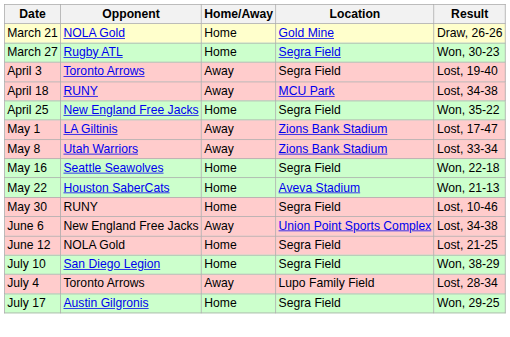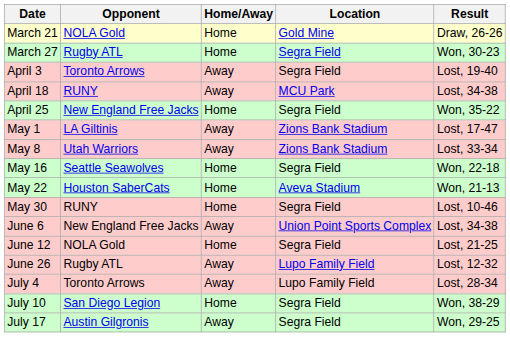+ row: (29, 264)
rows swapped: (23, 284) <-> (26, 264)
(220, 303) Home -> (219, 322) Away
